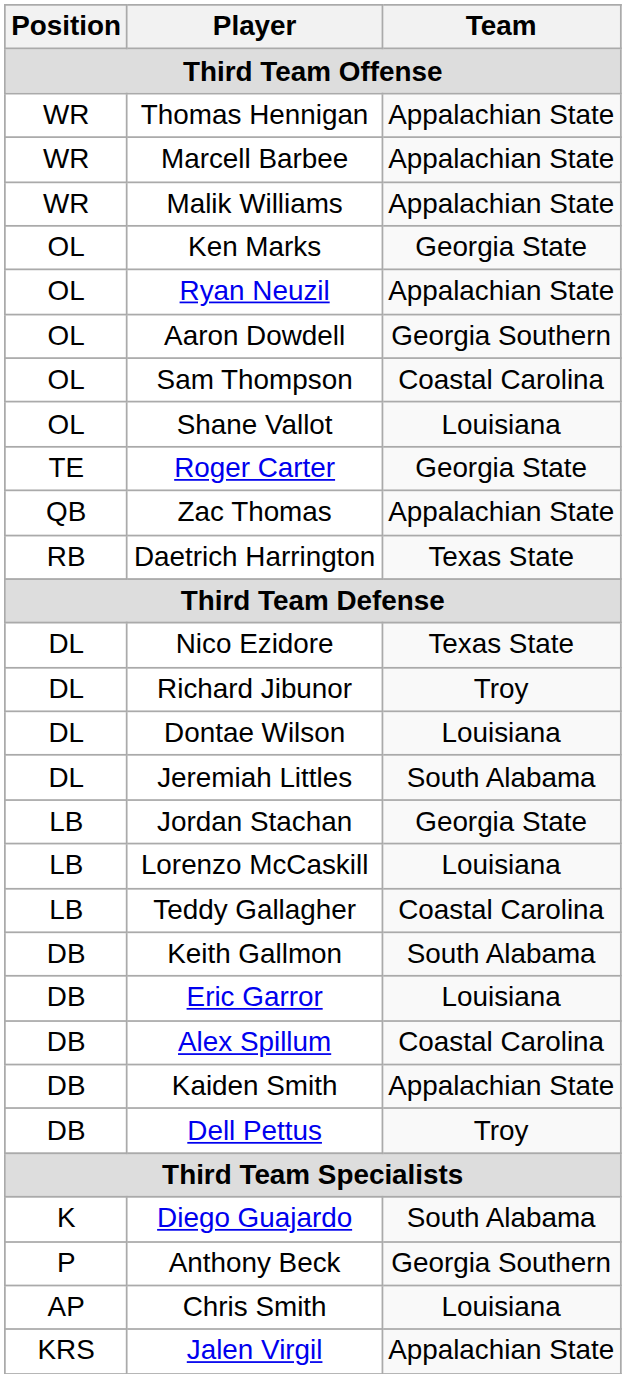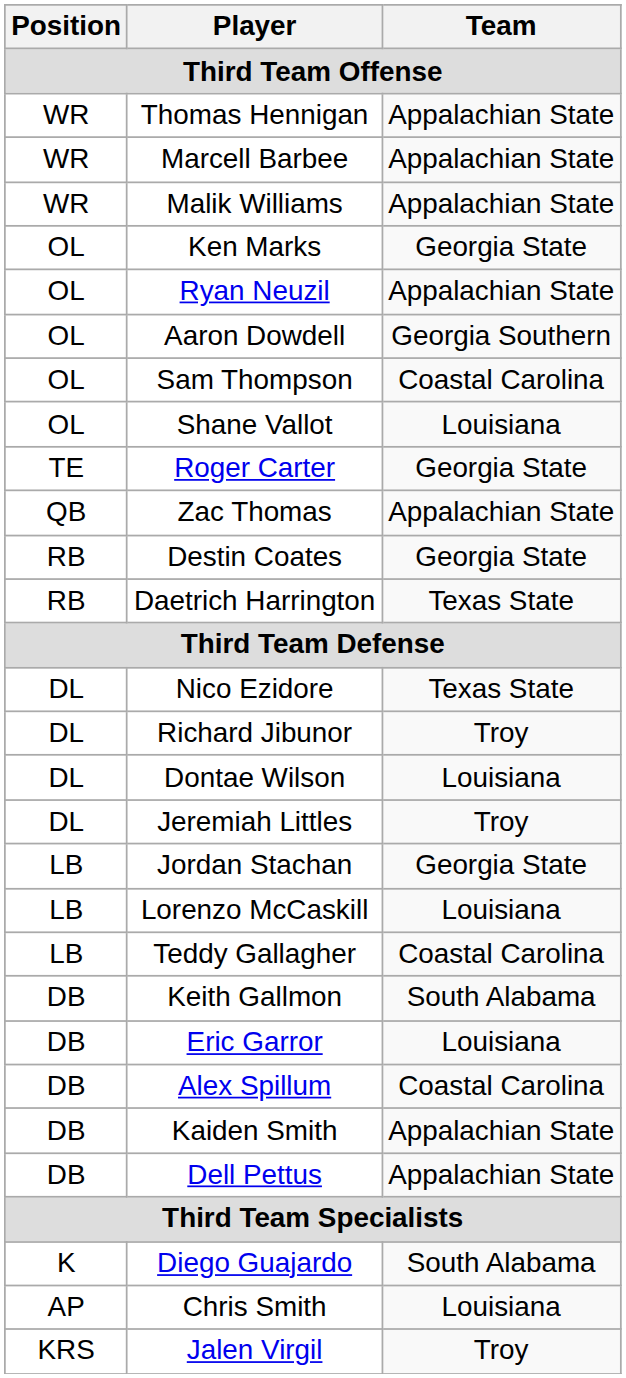+ row: (255, 556)
(501, 777) South Alabama -> (501, 821) Troy
(501, 1130) Troy -> (501, 1174) Appalachian State
- row: (255, 1262)
(501, 1351) Appalachian State -> (501, 1351) Troy
